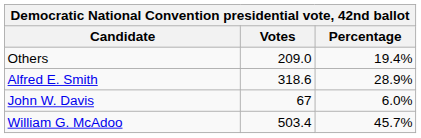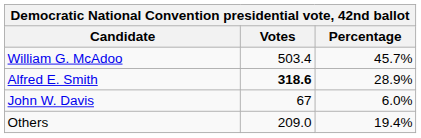rows swapped: (65, 122) <-> (28, 58)
(295, 80) normal -> (295, 80) bold
